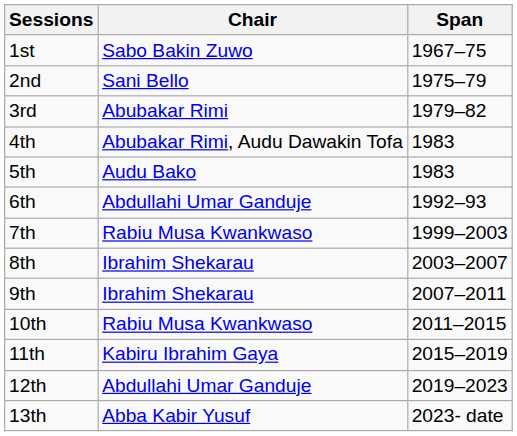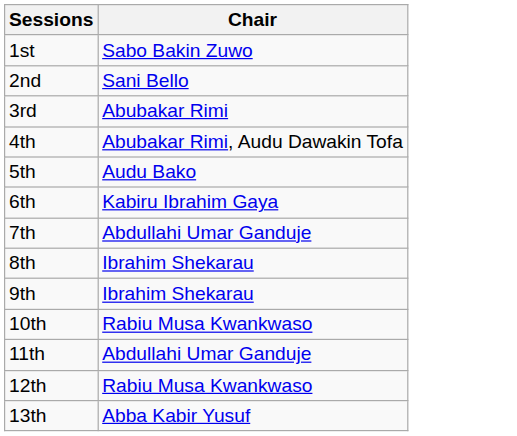- column: (460, 19)
(207, 202) Abdullahi Umar Ganduje -> (190, 202) Kabiru Ibrahim Gaya
(207, 232) Rabiu Musa Kwankwaso -> (207, 232) Abdullahi Umar Ganduje
(190, 354) Kabiru Ibrahim Gaya -> (207, 354) Abdullahi Umar Ganduje
(207, 385) Abdullahi Umar Ganduje -> (207, 385) Rabiu Musa Kwankwaso
